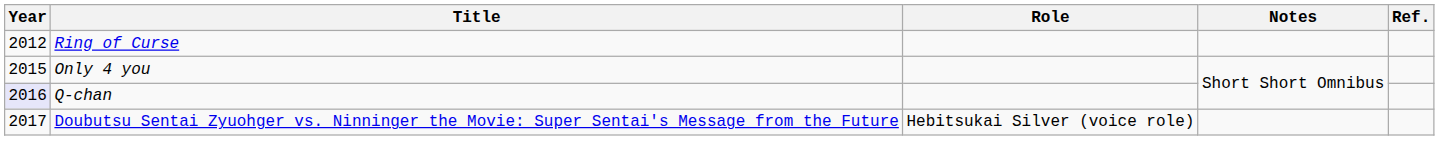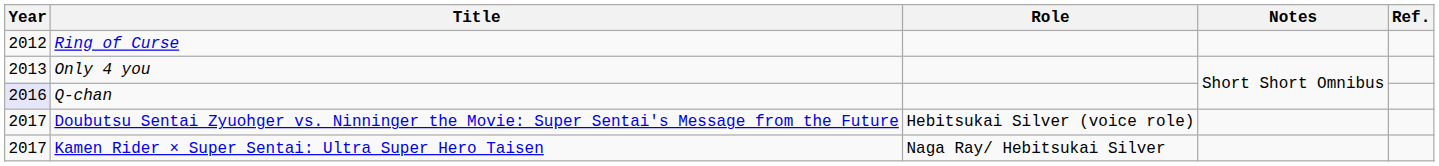(28, 70) 2015 -> (28, 70) 2013
+ row: (299, 148)
